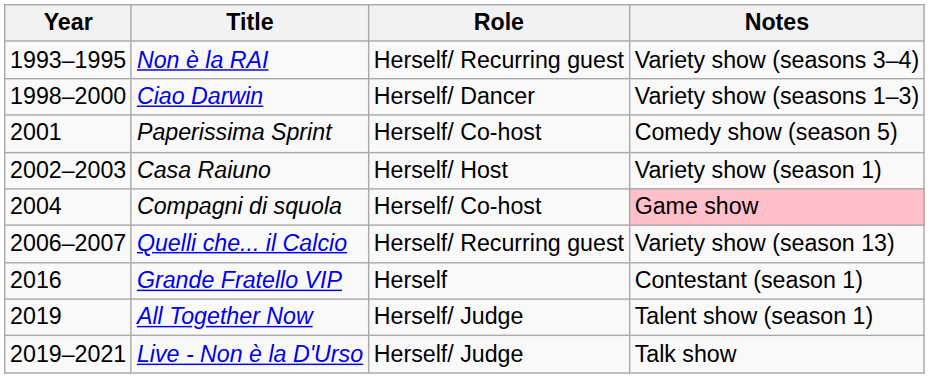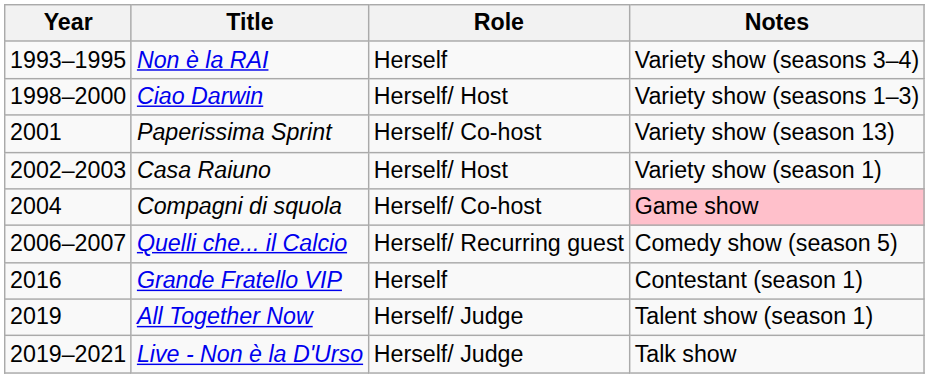(499, 59) Herself/ Recurring guest -> (411, 59) Herself
(454, 96) Herself/ Dancer -> (441, 96) Herself/ Host
(766, 133) Comedy show (season 5) -> (765, 133) Variety show (season 13)
(765, 243) Variety show (season 13) -> (766, 243) Comedy show (season 5)
